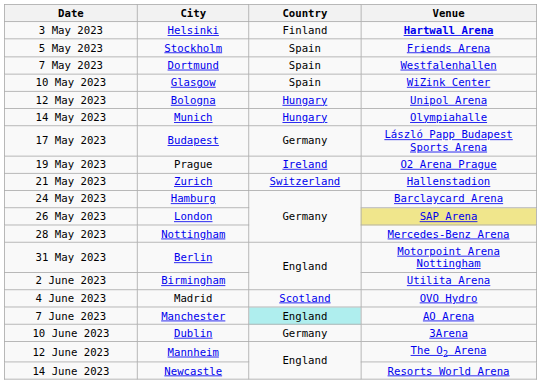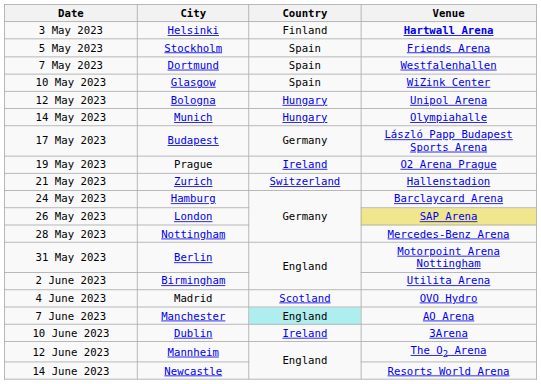(305, 333) Germany -> (305, 333) Ireland
